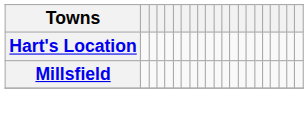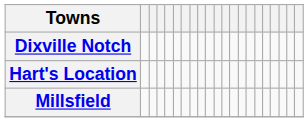+ row: (73, 46)
